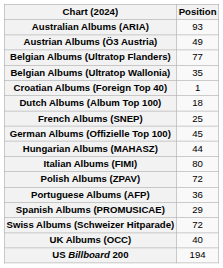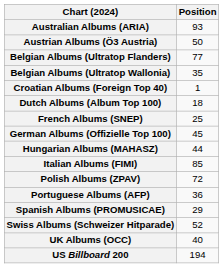(198, 42) 49 -> (198, 42) 50
(198, 164) 80 -> (198, 164) 85
(198, 225) 72 -> (198, 225) 52
